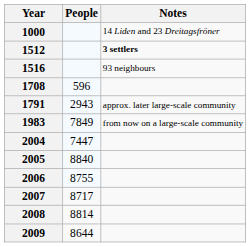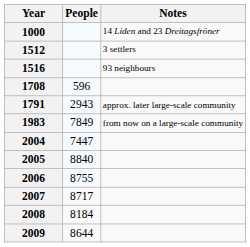(120, 50) bold -> (119, 50) normal
(82, 214) 8814 -> (82, 214) 8184
